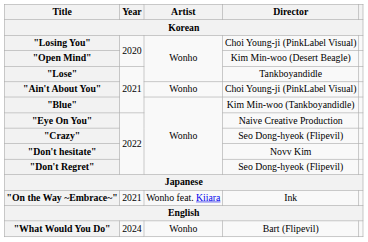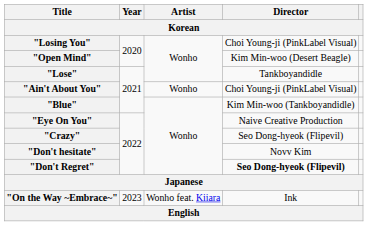(291, 167) normal -> (291, 167) bold
(132, 197) 2021 -> (132, 197) 2023
- row: (62, 228)
